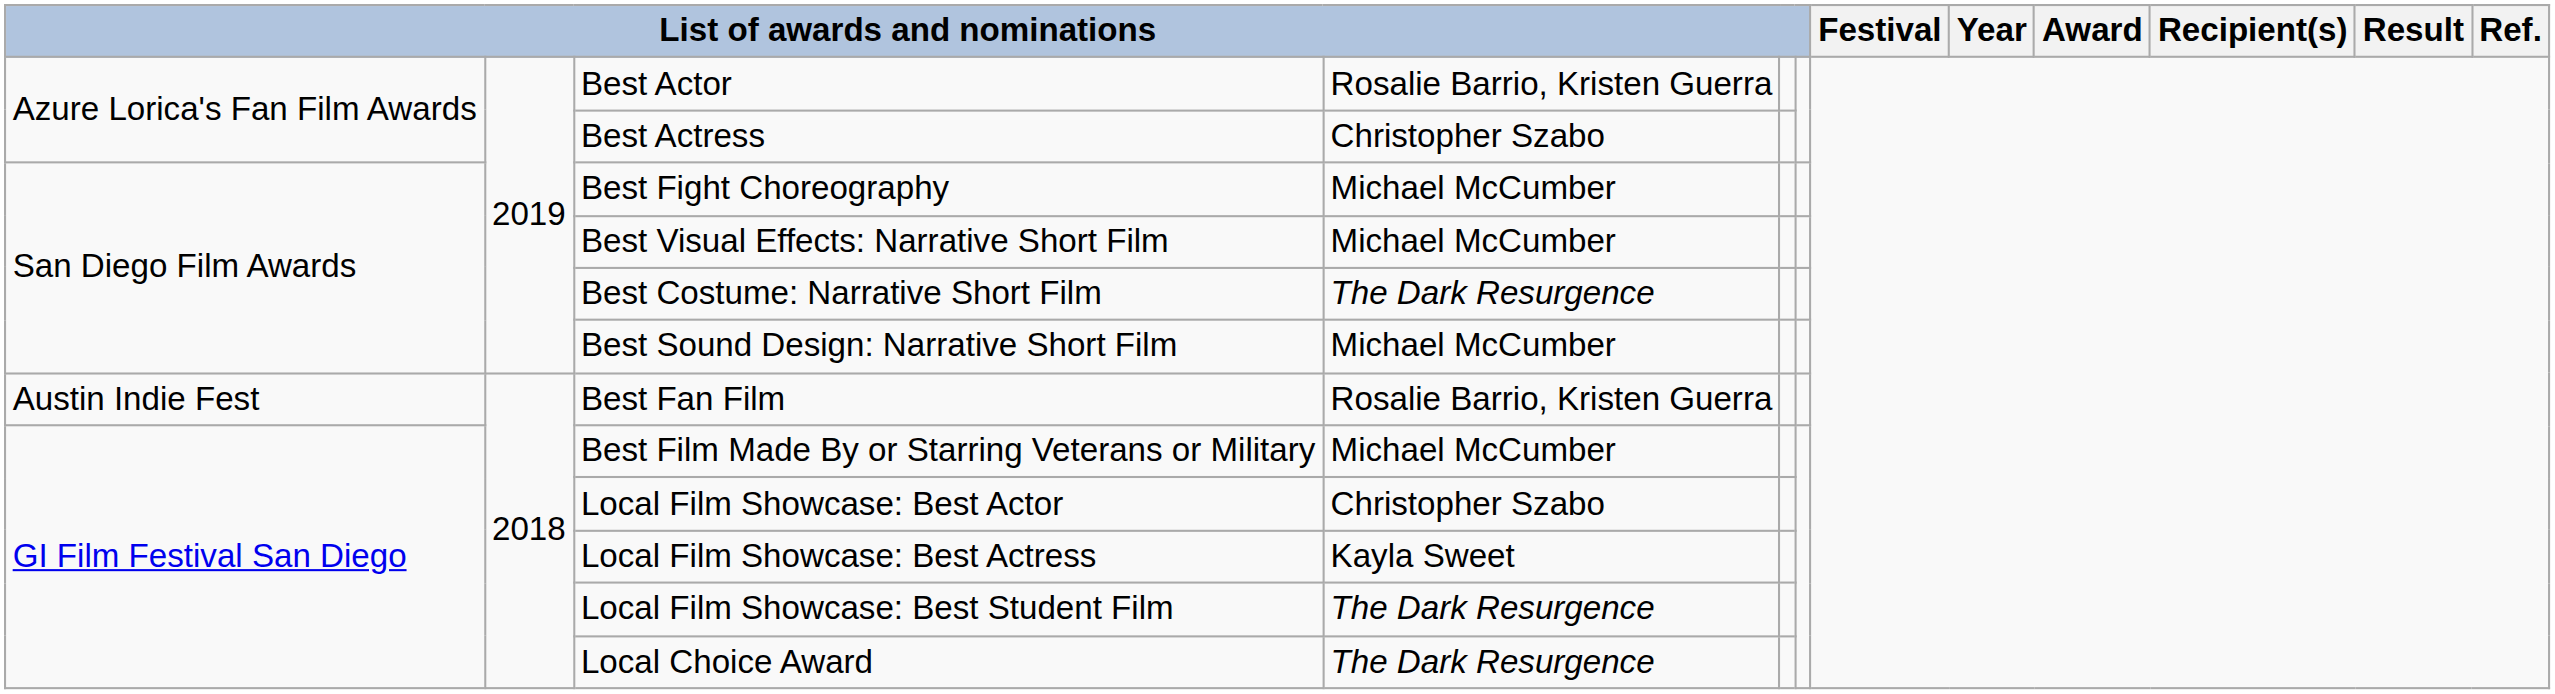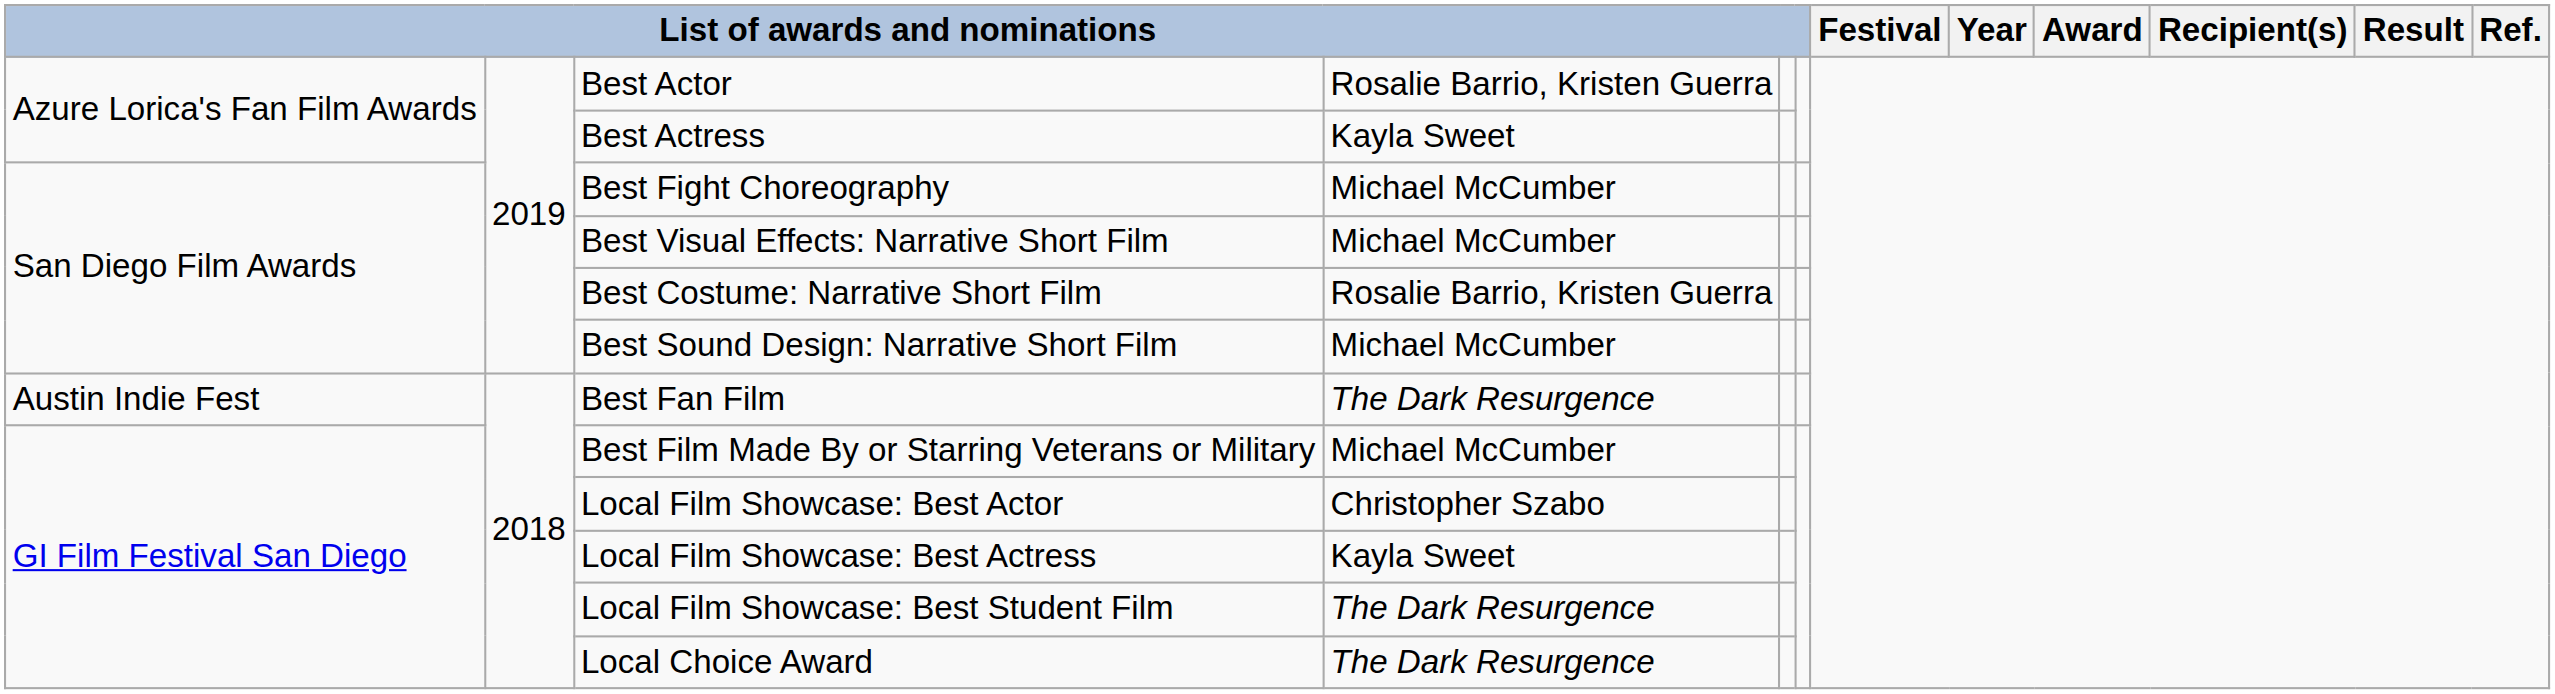(1468, 135) Christopher Szabo -> (1423, 135) Kayla Sweet
(1493, 293) The Dark Resurgence -> (1551, 293) Rosalie Barrio, Kristen Guerra
(1551, 398) Rosalie Barrio, Kristen Guerra -> (1493, 398) The Dark Resurgence
